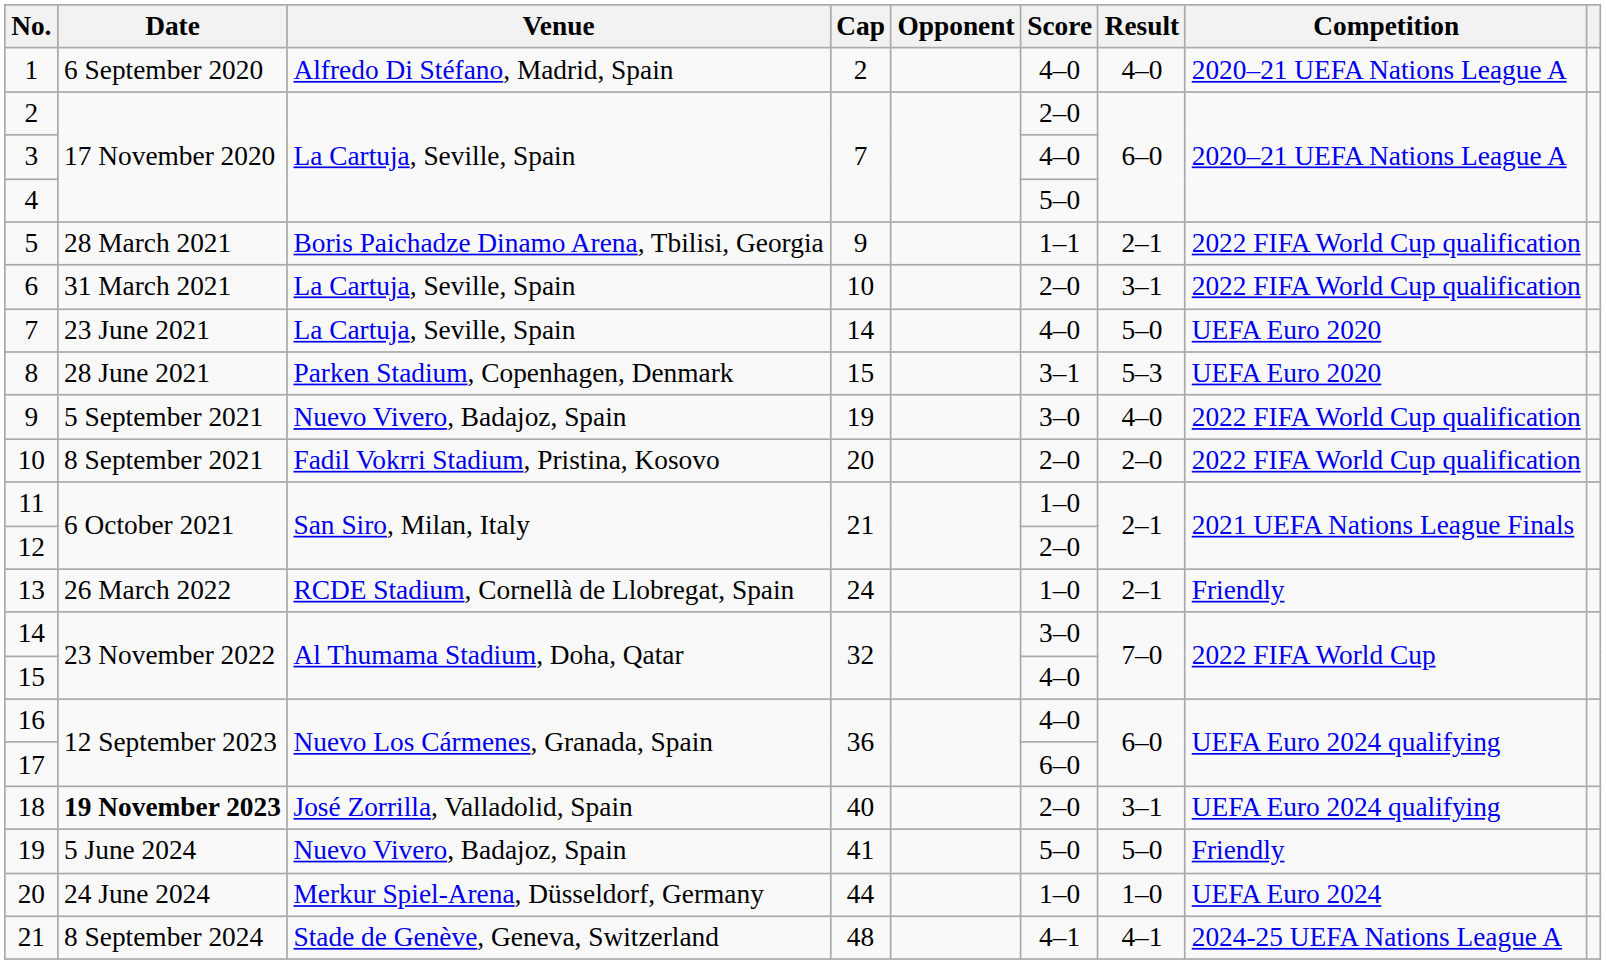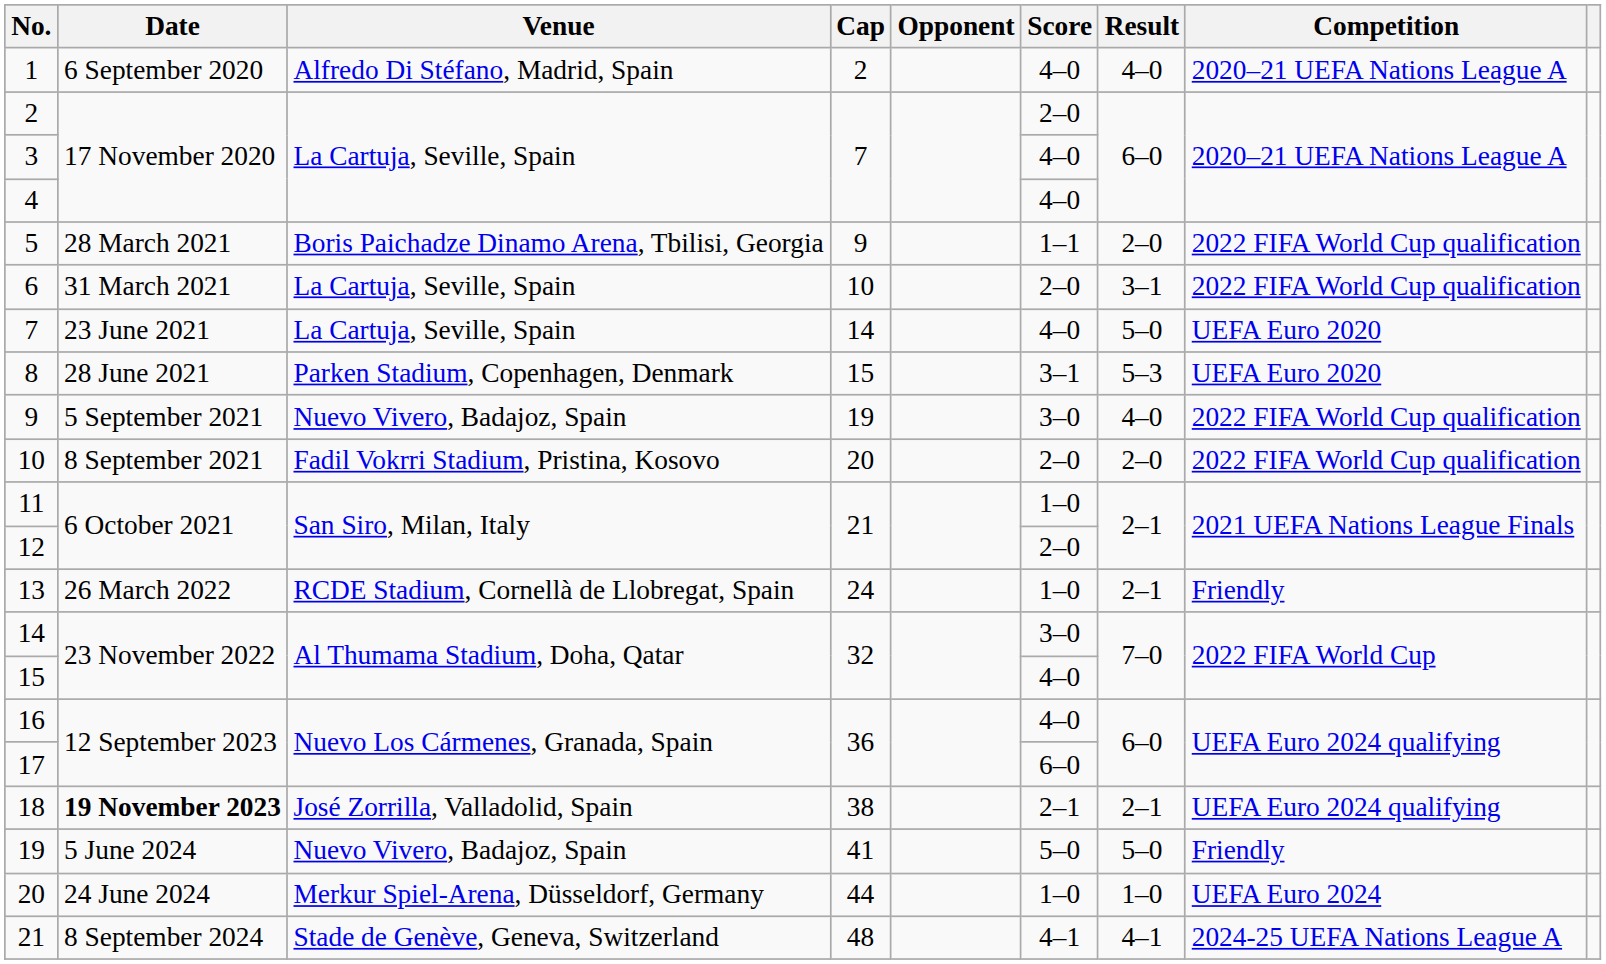(1060, 199) 5–0 -> (1060, 199) 4–0
(1142, 243) 2–1 -> (1142, 243) 2–0
(861, 807) 40 -> (861, 807) 38
(1060, 807) 2–0 -> (1060, 807) 2–1
(1142, 807) 3–1 -> (1142, 807) 2–1
